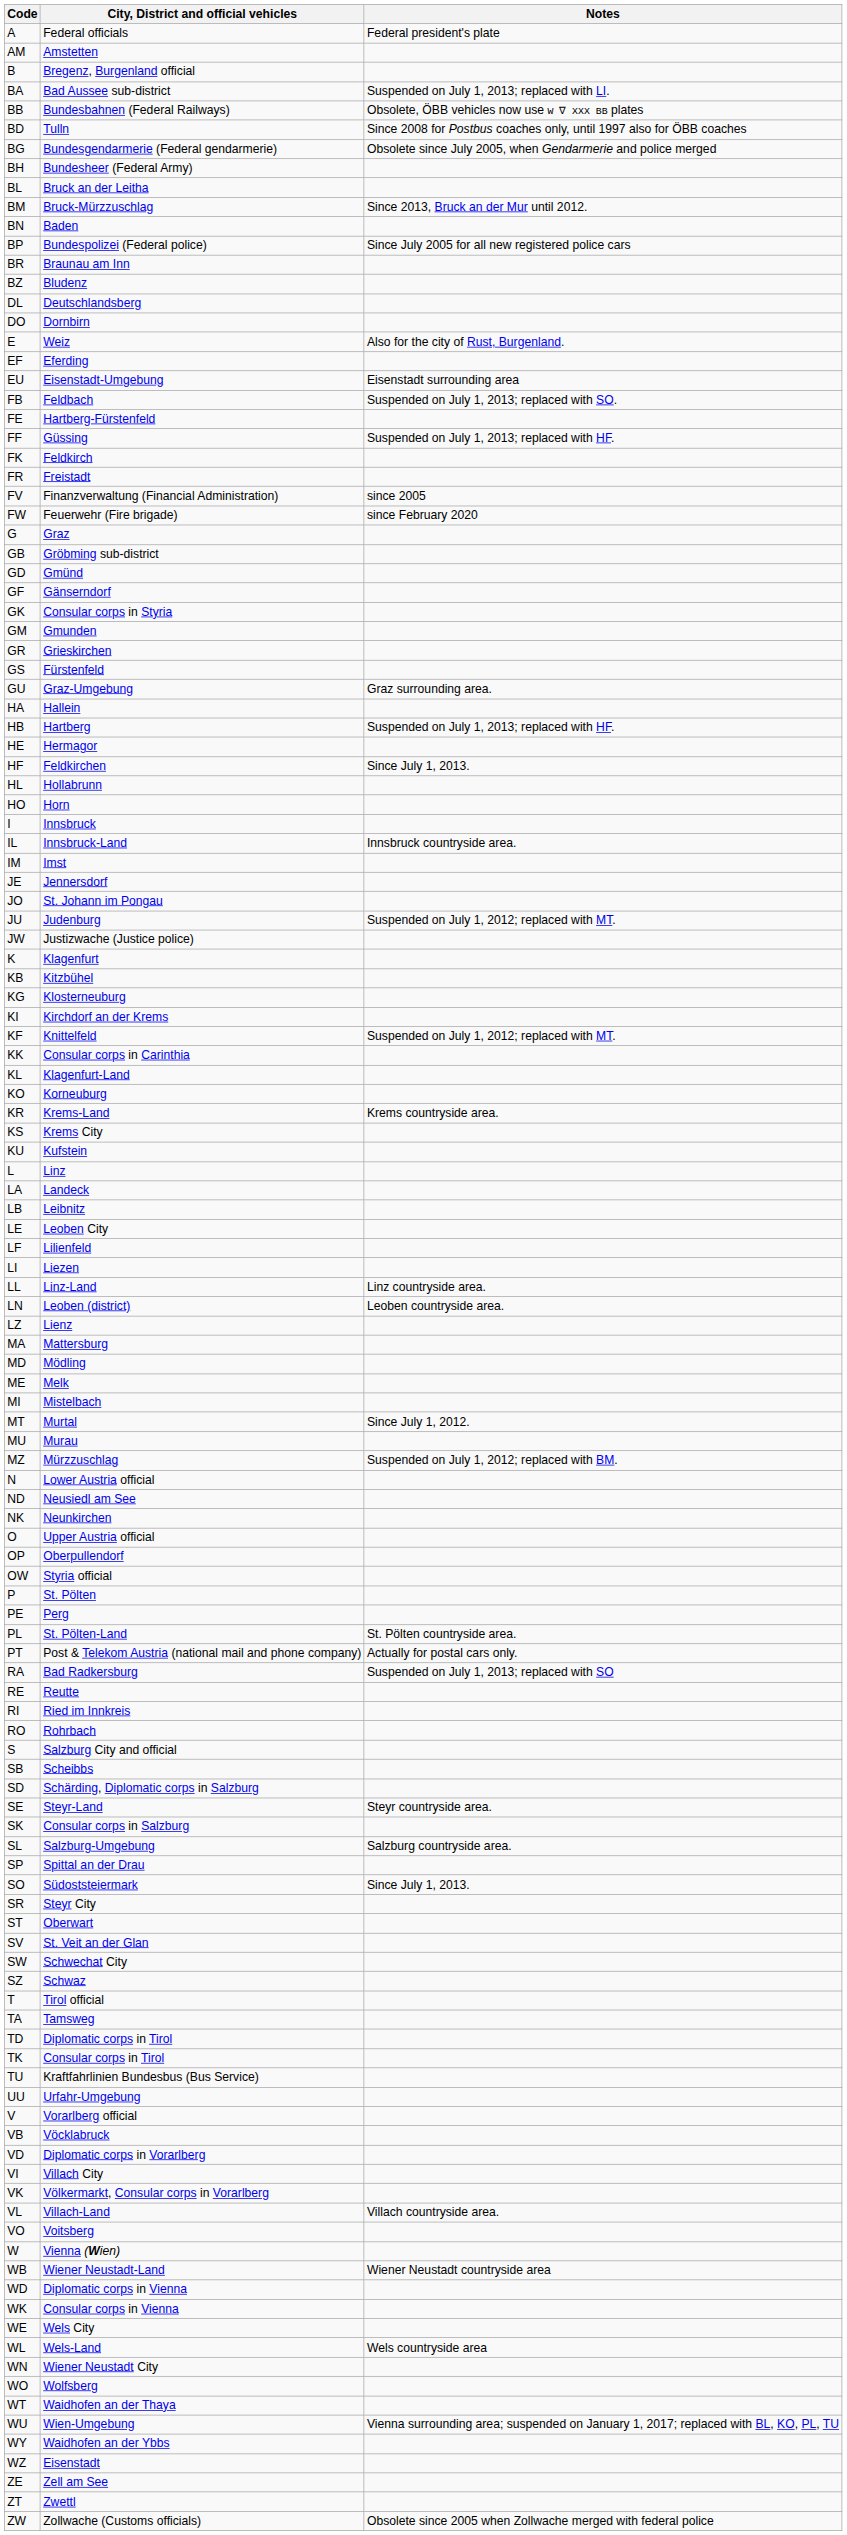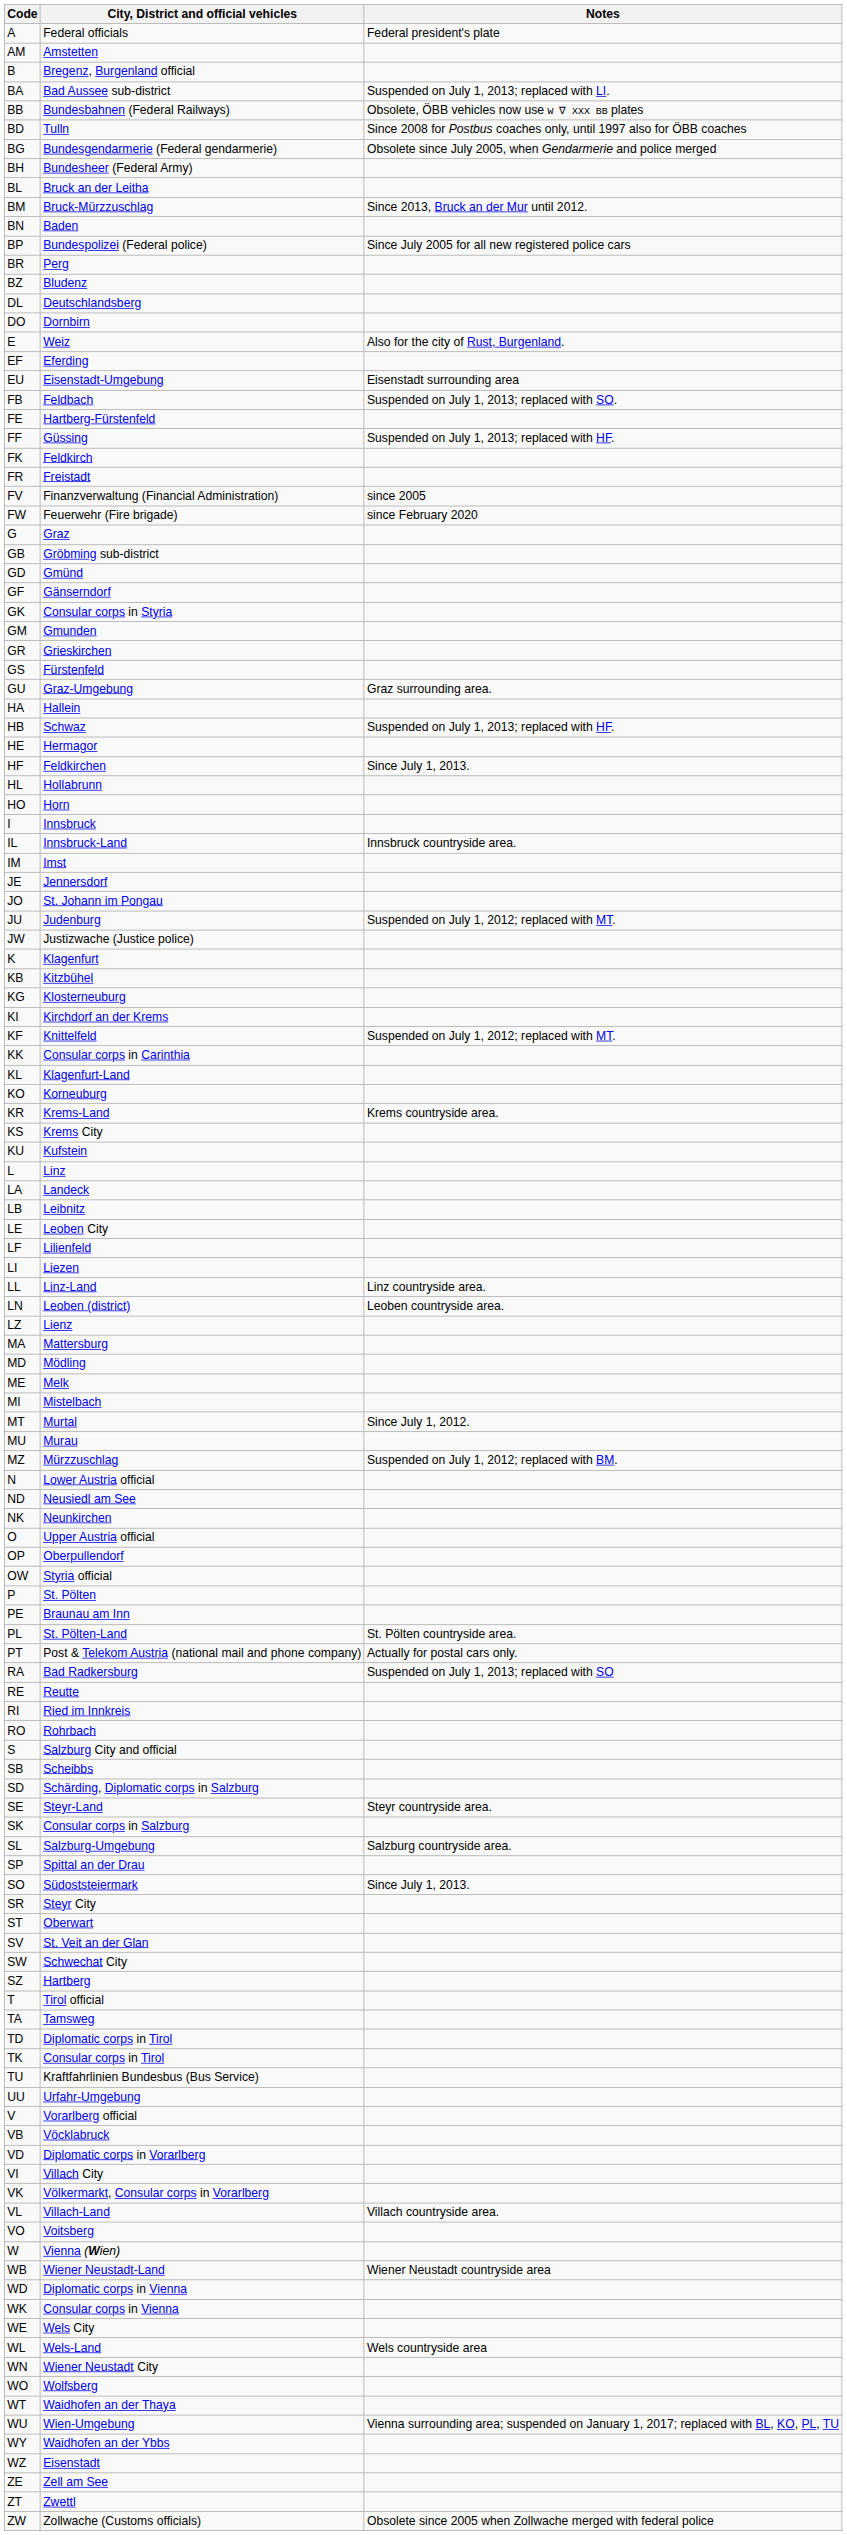(86, 264) Braunau am Inn -> (56, 264) Perg
(67, 727) Hartberg -> (64, 727) Schwaz
(56, 1614) Perg -> (86, 1614) Braunau am Inn
(64, 1981) Schwaz -> (67, 1981) Hartberg
